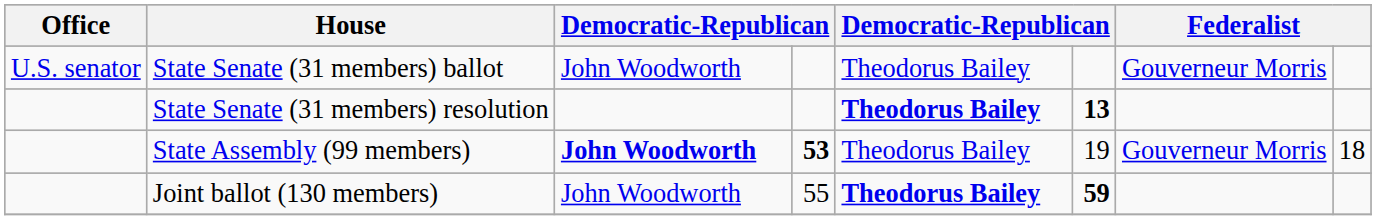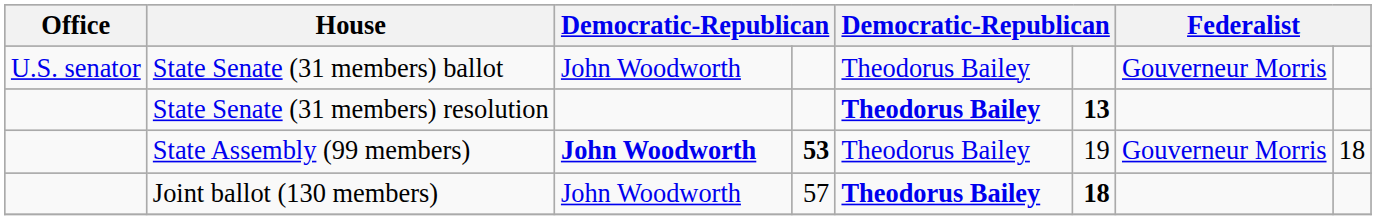(816, 192) 55 -> (816, 192) 57
(1097, 192) 59 -> (1097, 192) 18
